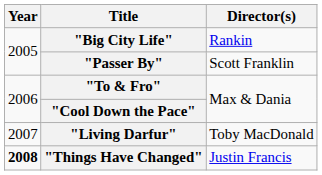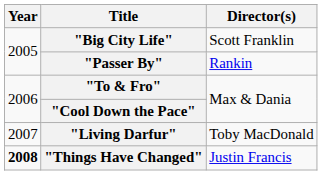(231, 39) Rankin -> (252, 39) Scott Franklin
(252, 63) Scott Franklin -> (231, 63) Rankin
